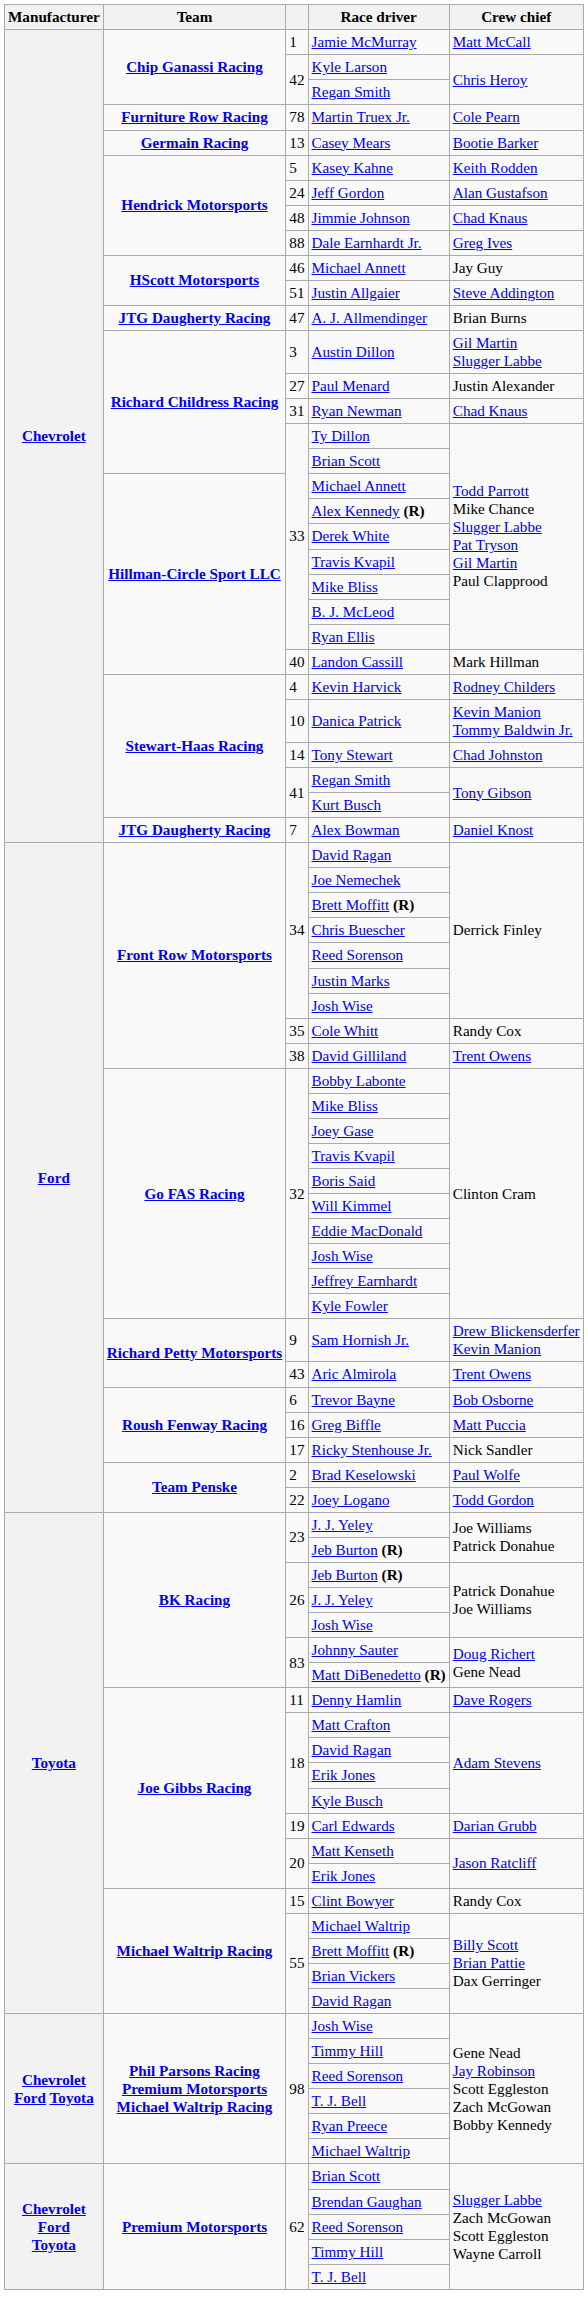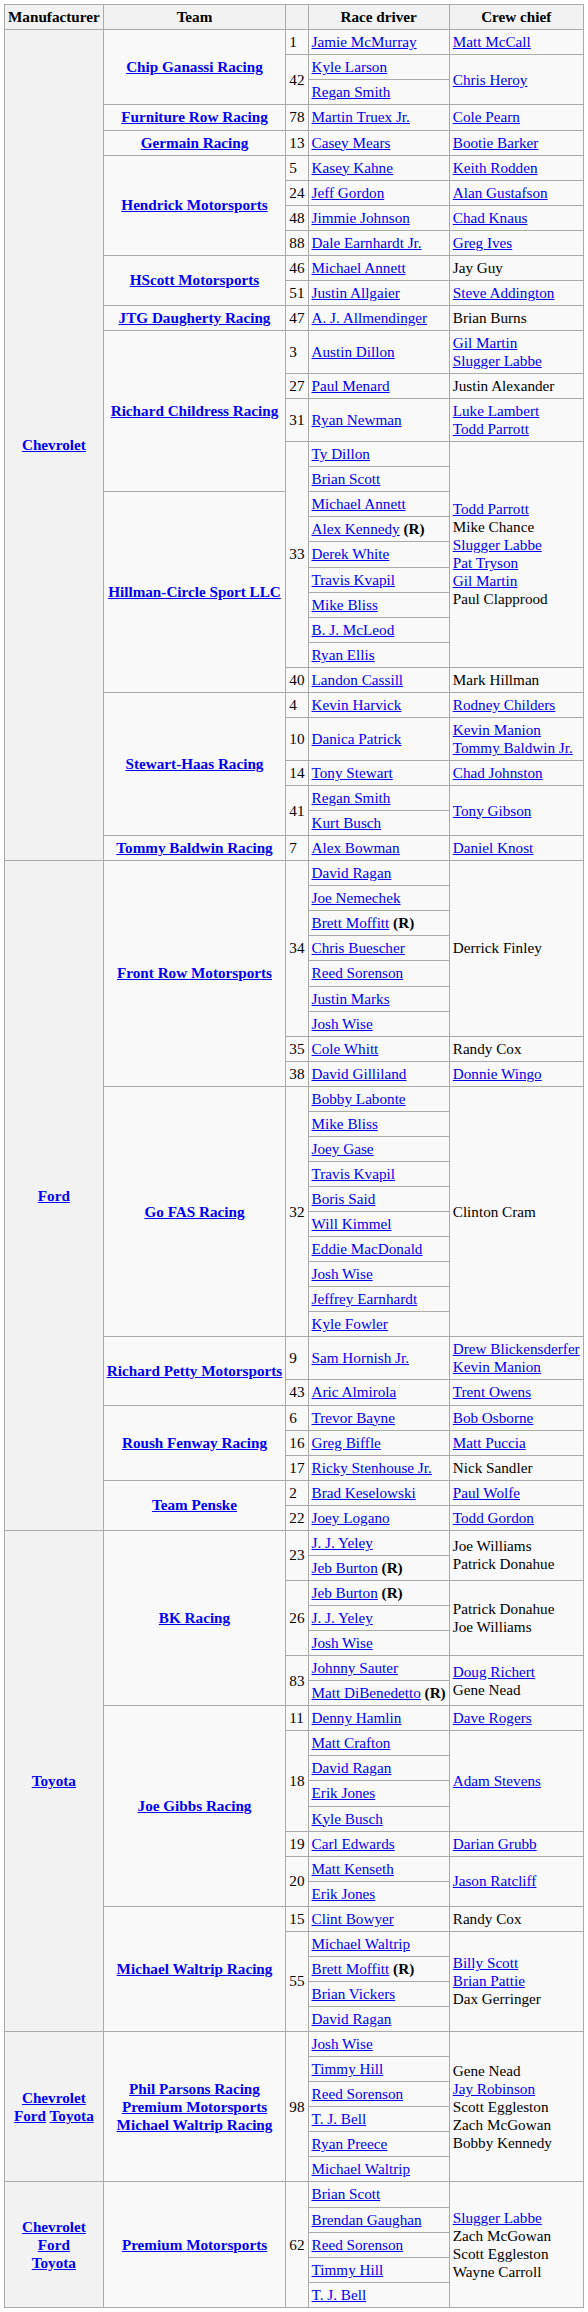(490, 411) Chad Knaus -> (496, 420) Luke Lambert Todd Parrott
(194, 830) JTG Daugherty Racing -> (194, 848) Tommy Baldwin Racing
(492, 1055) Trent Owens -> (497, 1073) Donnie Wingo
